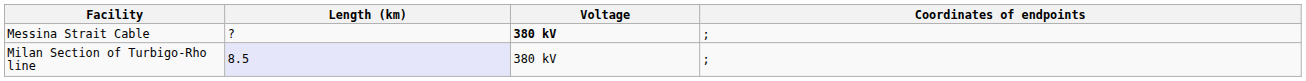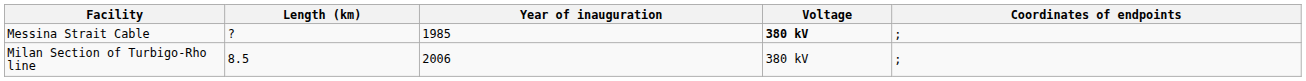+ column: (591, 14)
(238, 59) lavender background -> (238, 59) no background
